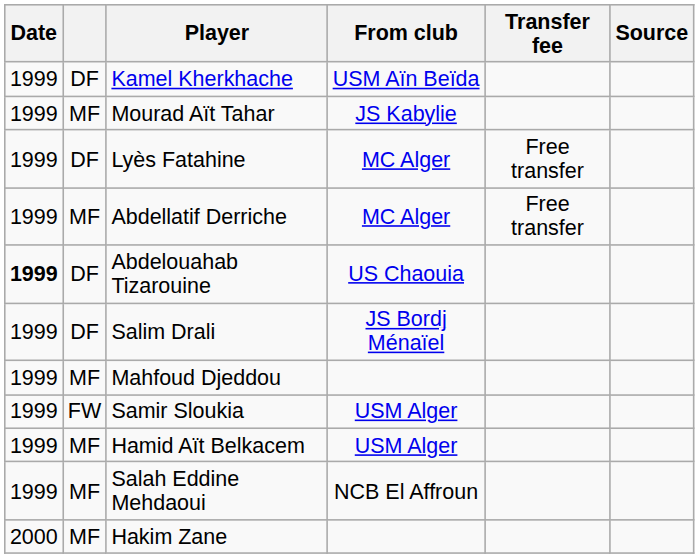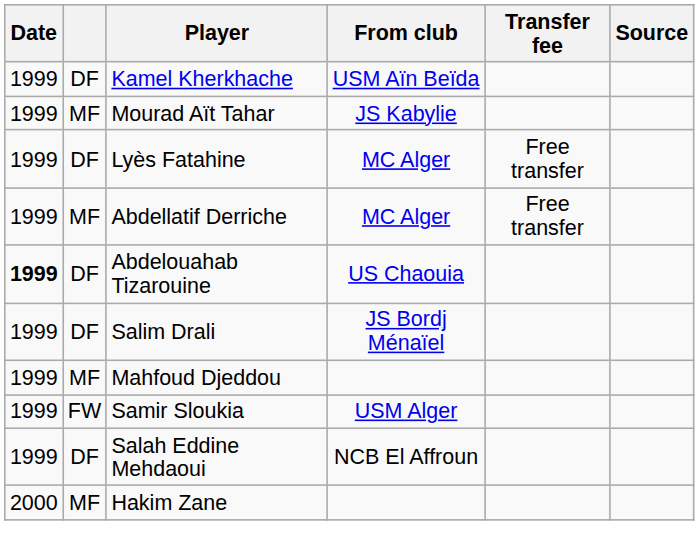- row: (208, 445)
(85, 490) MF -> (85, 457) DF
